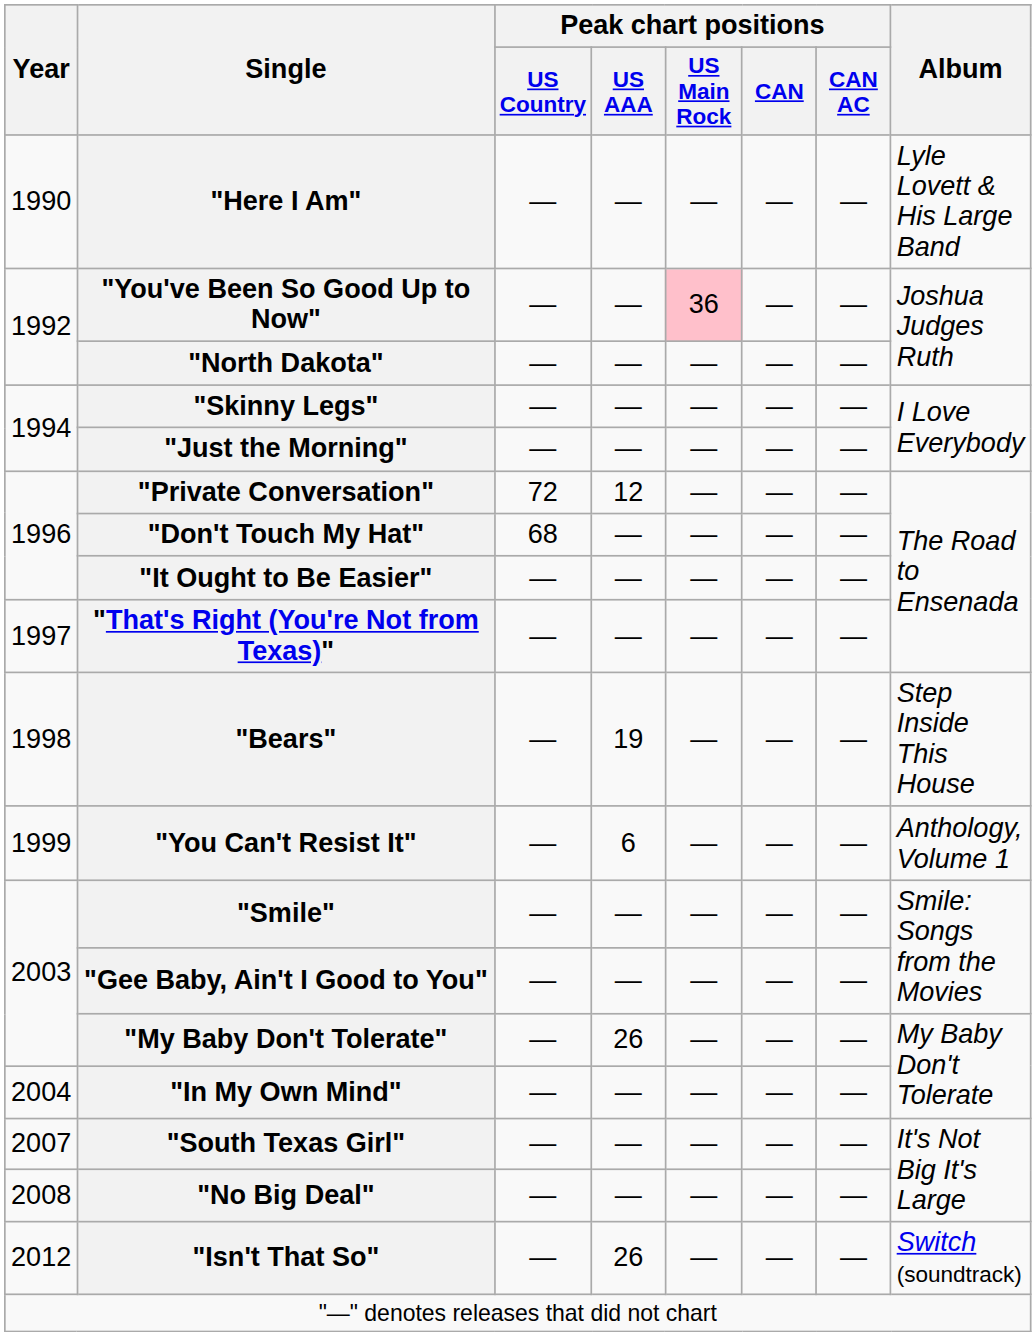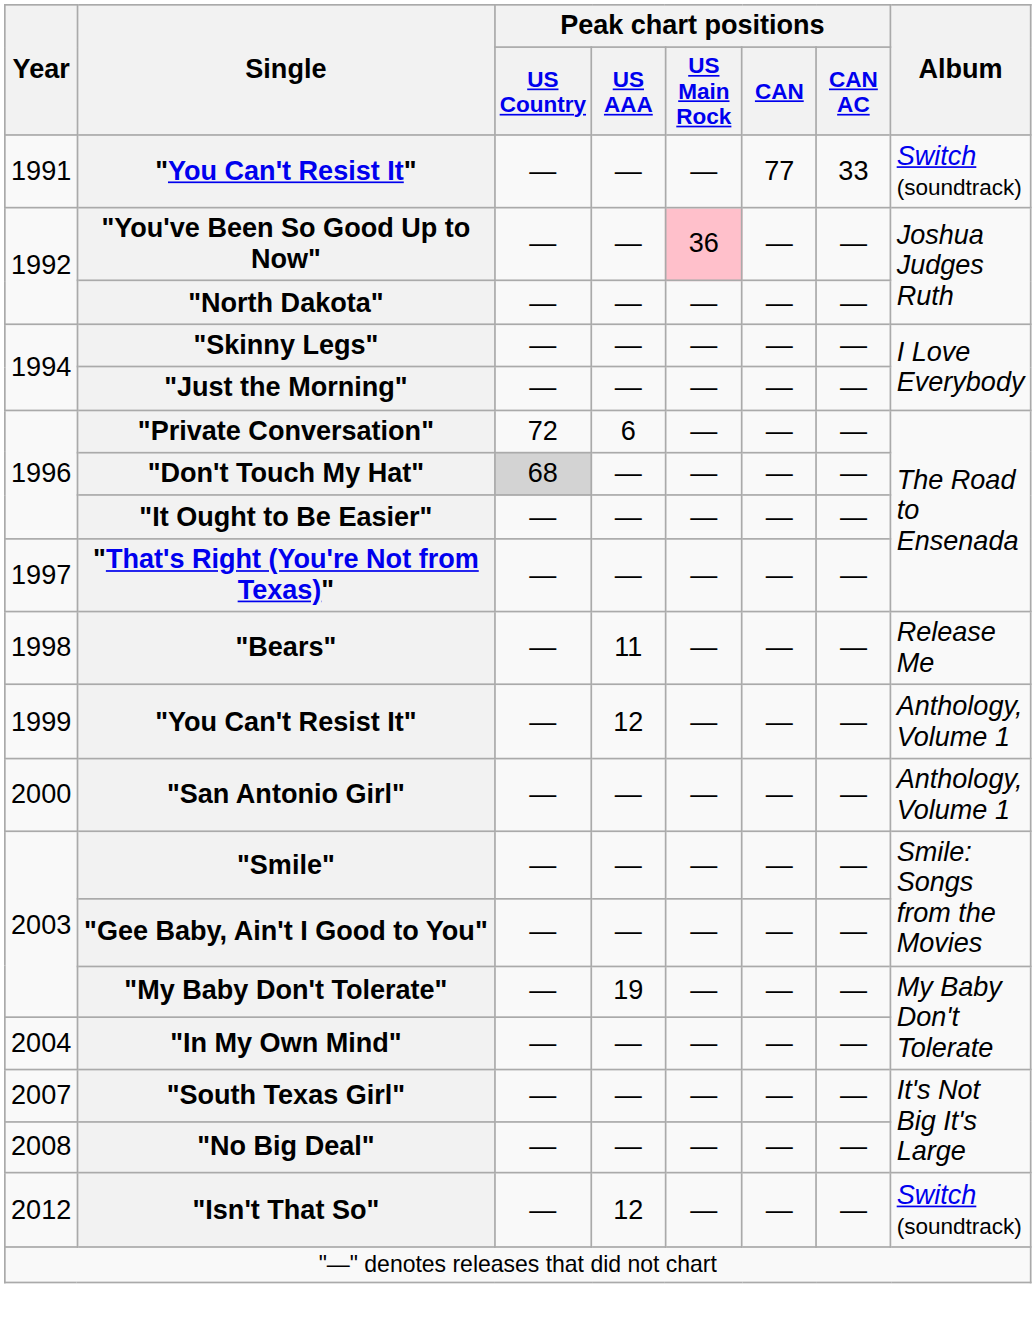- row: (41, 201)
+ row: (41, 170)
(628, 491) 12 -> (628, 430) 6
(543, 534) no background -> (543, 473) lightgrey background
(628, 739) 19 -> (628, 647) 11
(936, 739) Step Inside This House -> (946, 647) Release Me
(628, 842) 6 -> (628, 721) 12
+ row: (41, 794)
(628, 1039) 26 -> (628, 991) 19
(628, 1257) 26 -> (628, 1209) 12
